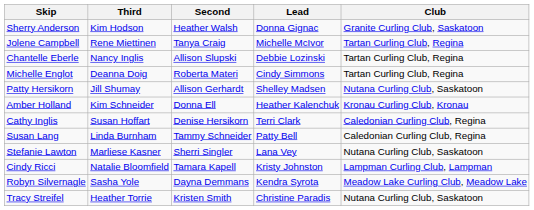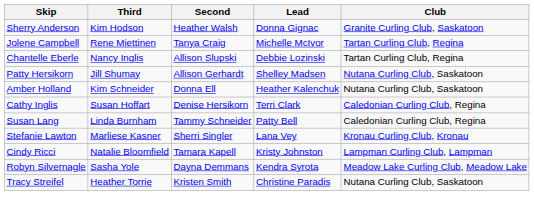- row: (40, 74)
(406, 105) Kronau Curling Club, Kronau -> (413, 89) Nutana Curling Club, Saskatoon
(413, 151) Nutana Curling Club, Saskatoon -> (406, 136) Kronau Curling Club, Kronau
